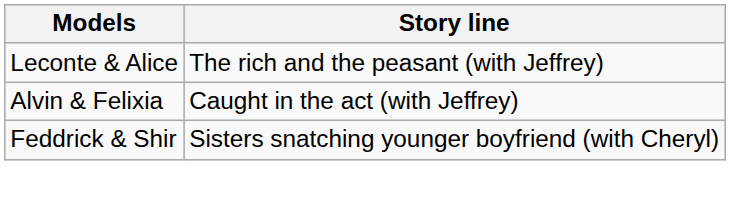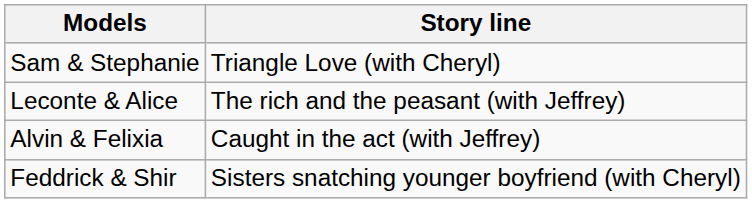+ row: (105, 62)
